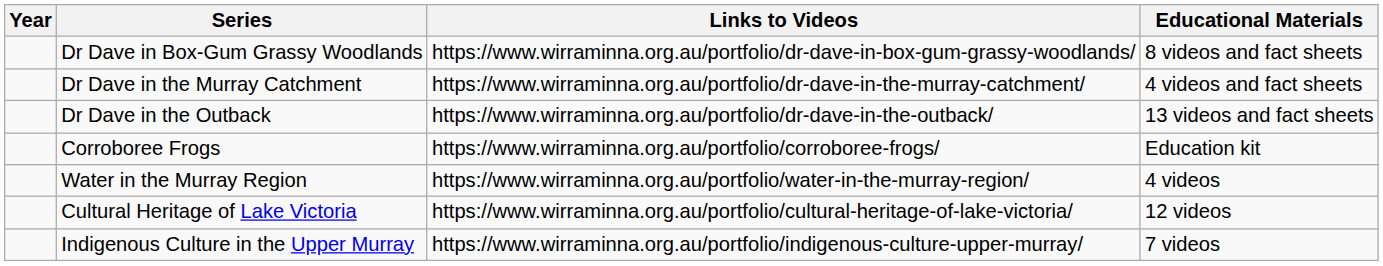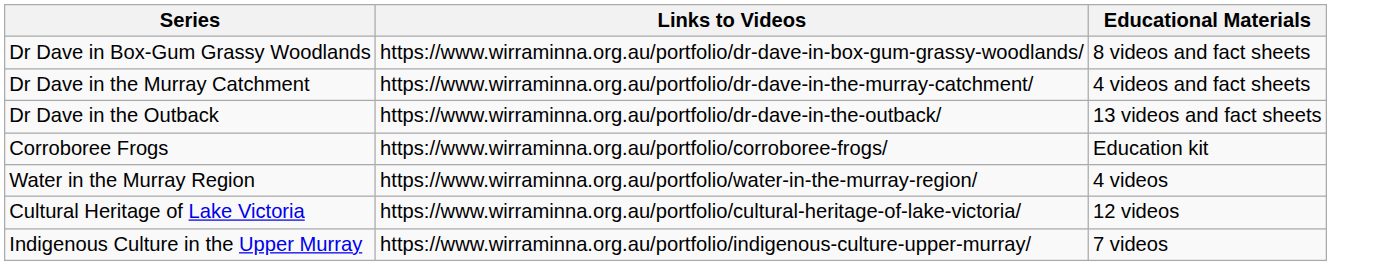- column: (31, 20)
